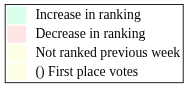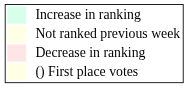rows swapped: (90, 34) <-> (108, 53)
